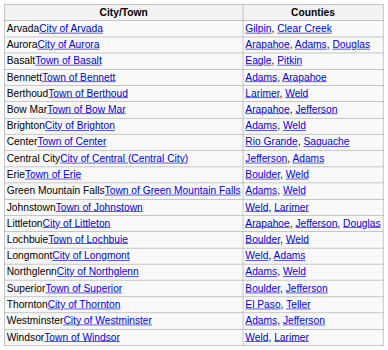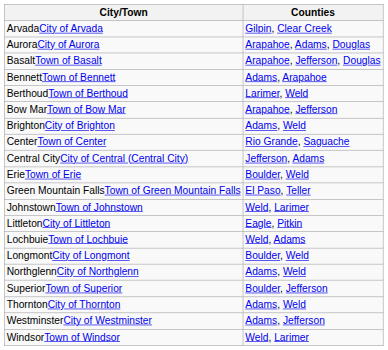(274, 61) Eagle, Pitkin -> (313, 61) Arapahoe, Jefferson, Douglas
(276, 191) Adams, Weld -> (278, 191) El Paso, Teller
(313, 223) Arapahoe, Jefferson, Douglas -> (274, 223) Eagle, Pitkin
(277, 239) Boulder, Weld -> (275, 239) Weld, Adams
(275, 256) Weld, Adams -> (277, 256) Boulder, Weld
(278, 304) El Paso, Teller -> (276, 304) Adams, Weld
